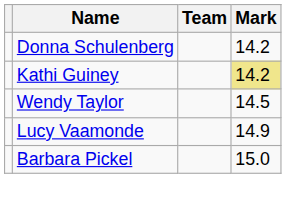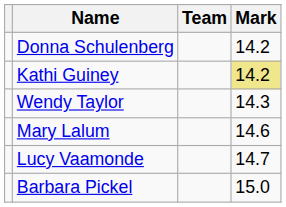(253, 103) 14.5 -> (253, 103) 14.3
+ row: (63, 131)
(253, 131) 14.9 -> (253, 159) 14.7
